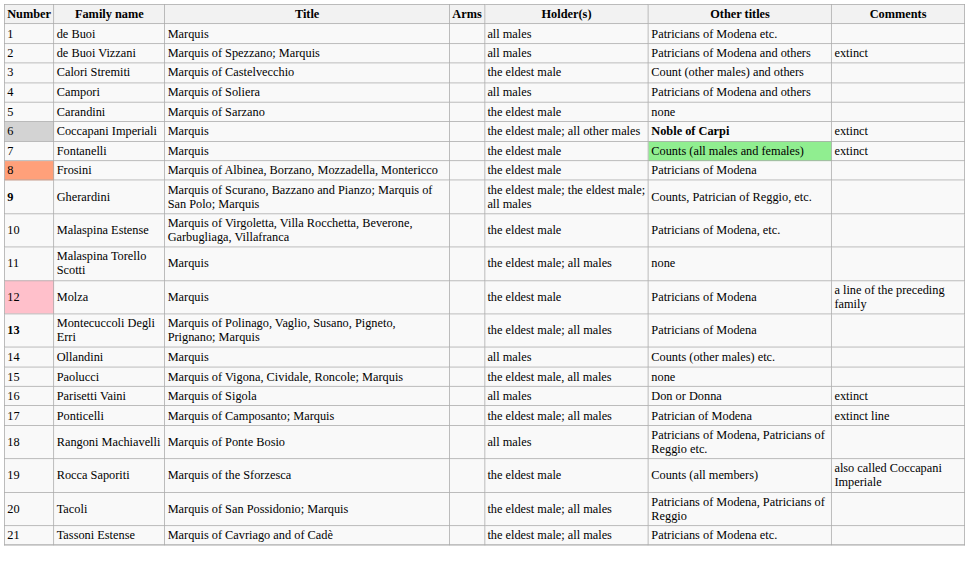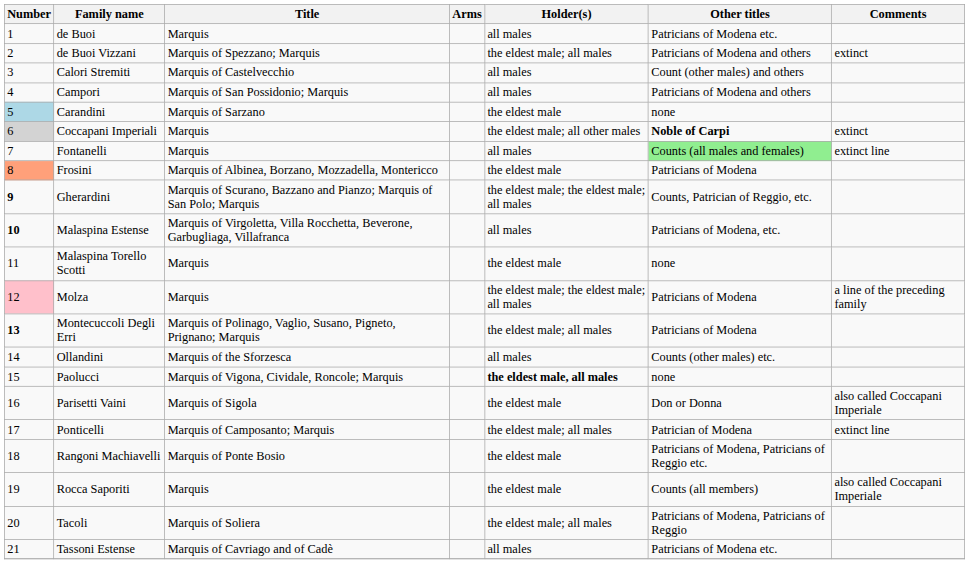(509, 53) all males -> (550, 53) the eldest male; all males
(524, 72) the eldest male -> (509, 72) all males
(214, 92) Marquis of Soliera -> (258, 92) Marquis of San Possidonio; Marquis
(10, 111) no background -> (10, 111) lightblue background
(524, 151) the eldest male -> (509, 151) all males
(851, 151) extinct -> (862, 151) extinct line
(13, 230) normal -> (13, 230) bold
(524, 230) the eldest male -> (509, 230) all males
(550, 263) the eldest male; all males -> (524, 263) the eldest male
(524, 297) the eldest male -> (566, 297) the eldest male; the eldest male; all males
(188, 357) Marquis -> (229, 357) Marquis of the Sforzesca
(549, 376) normal -> (553, 376) bold
(509, 396) all males -> (524, 403) the eldest male
(851, 396) extinct -> (888, 403) also called Coccapani Imperiale
(509, 442) all males -> (524, 456) the eldest male
(229, 475) Marquis of the Sforzesca -> (188, 489) Marquis
(258, 508) Marquis of San Possidonio; Marquis -> (214, 522) Marquis of Soliera
(550, 535) the eldest male; all males -> (509, 549) all males
